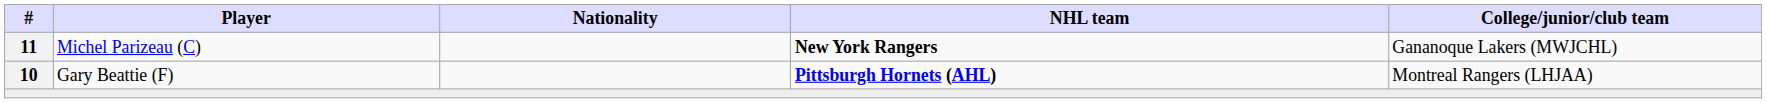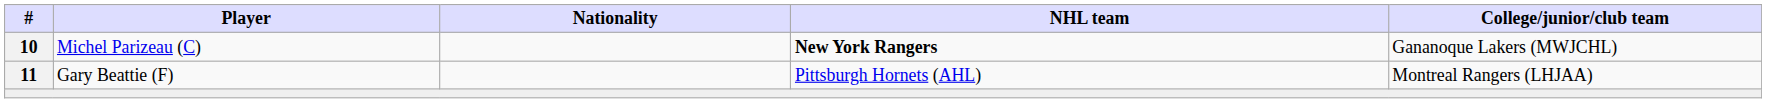(29, 46) 11 -> (29, 46) 10
(29, 74) 10 -> (29, 74) 11
(896, 74) bold -> (888, 74) normal
